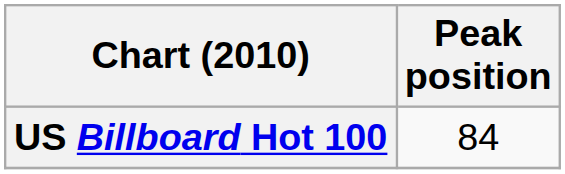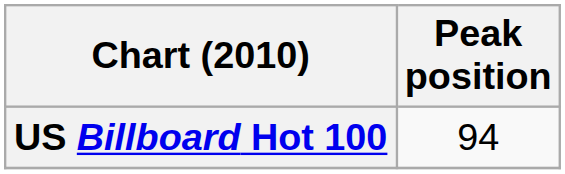(478, 136) 84 -> (478, 136) 94
